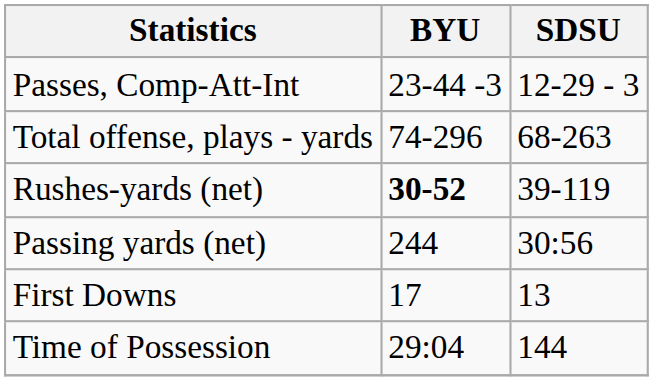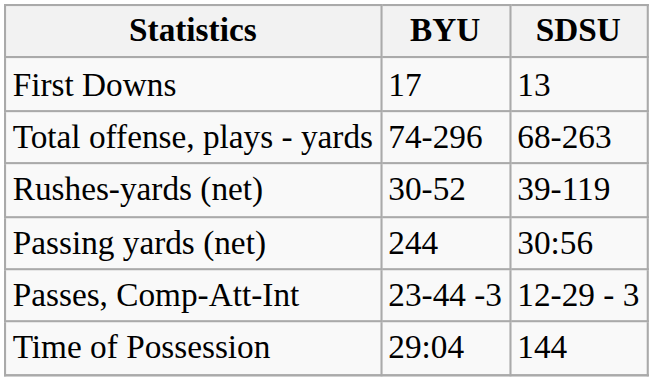rows swapped: (95, 294) <-> (156, 83)
(427, 189) bold -> (427, 189) normal
